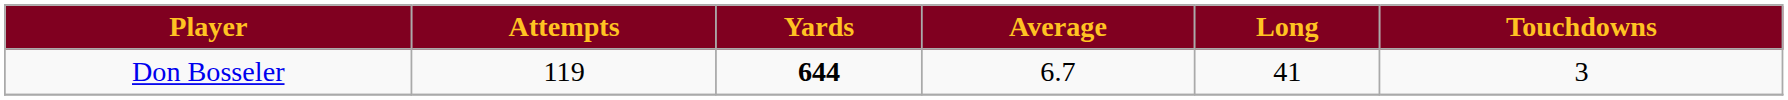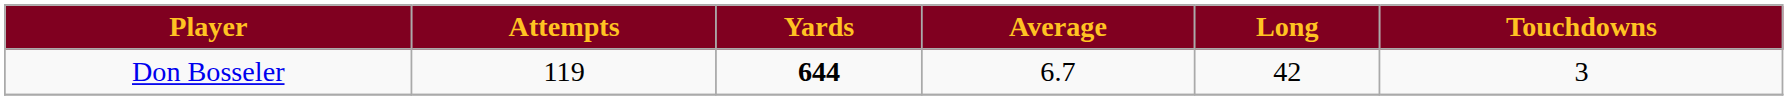(1287, 71) 41 -> (1287, 71) 42
